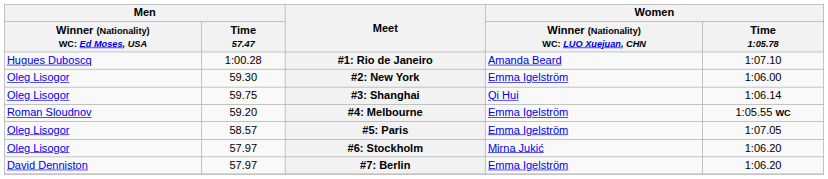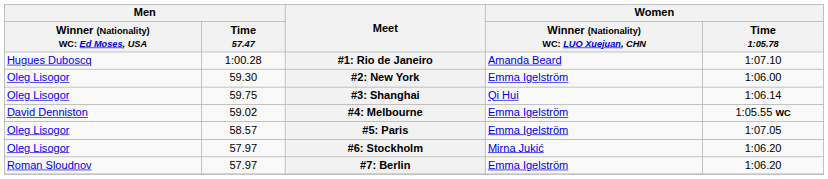(49, 113) Roman Sloudnov -> (47, 113) David Denniston
(243, 113) 59.20 -> (243, 113) 59.02
(47, 165) David Denniston -> (49, 165) Roman Sloudnov
